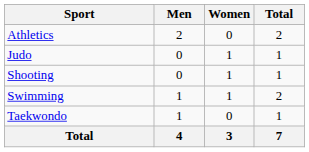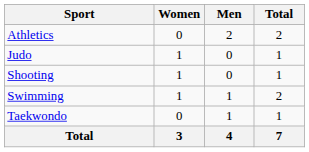columns swapped: (179, 14) <-> (229, 14)
